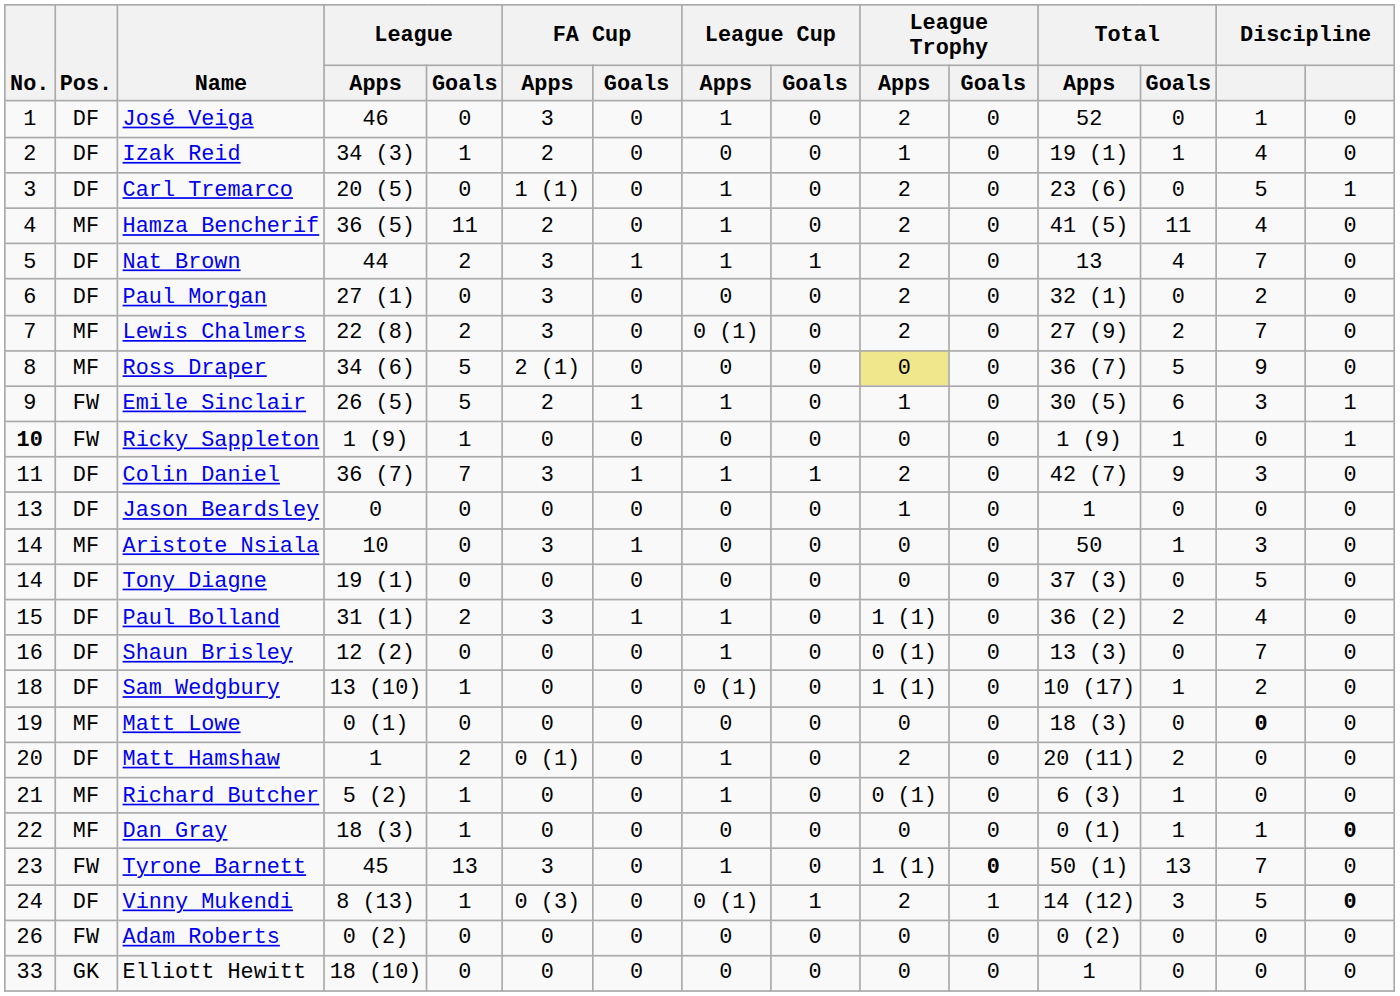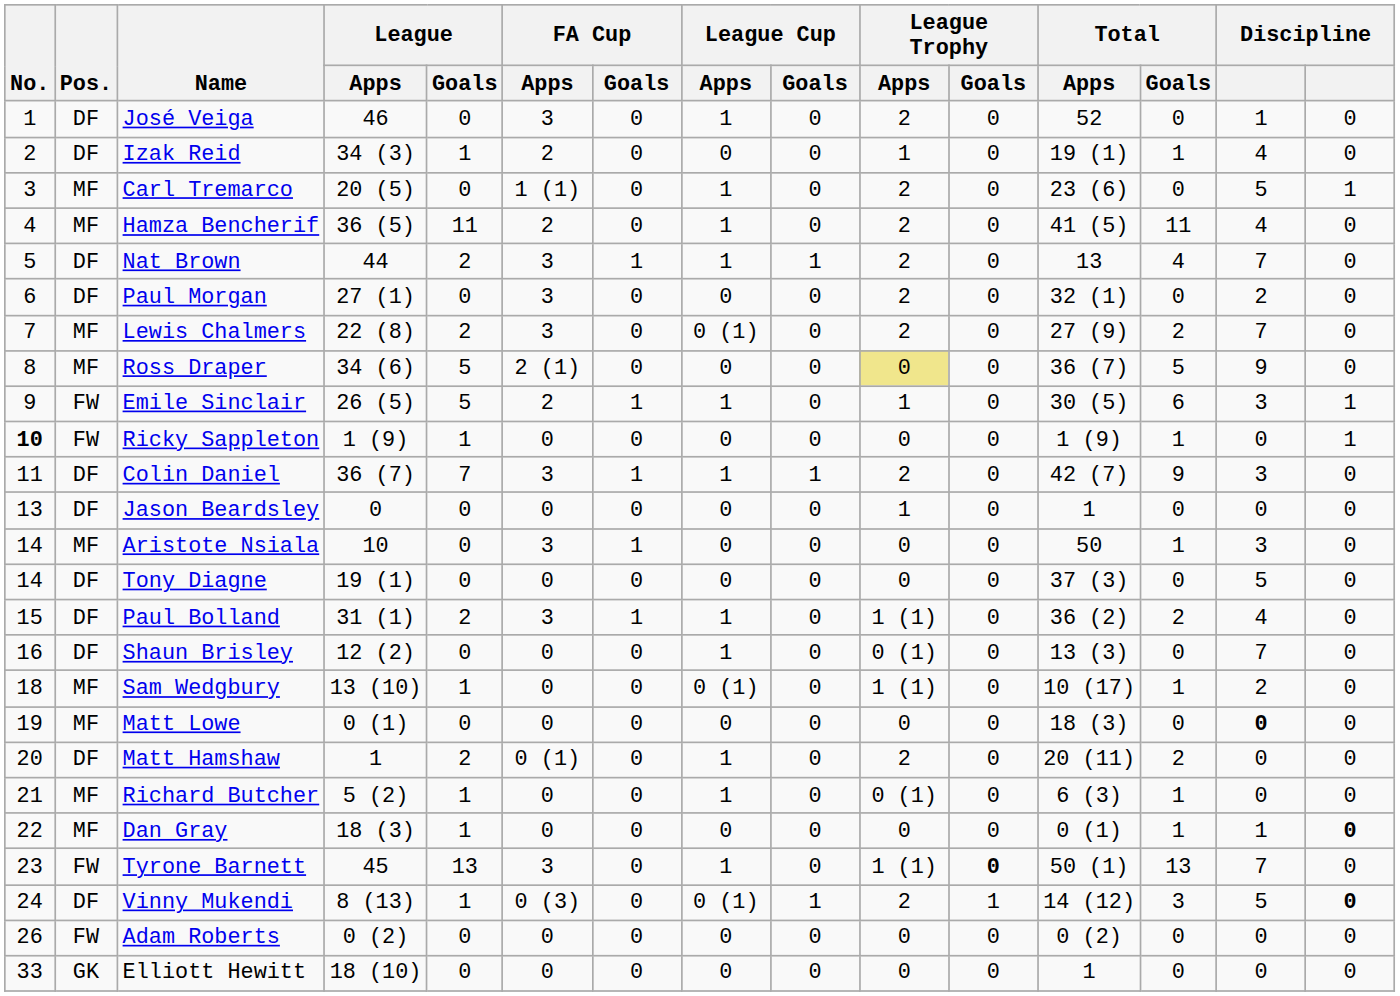(86, 190) DF -> (86, 190) MF
(86, 689) DF -> (86, 689) MF
